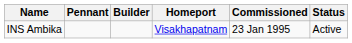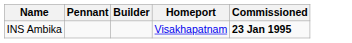- column: (329, 12)
(261, 29) normal -> (262, 29) bold
